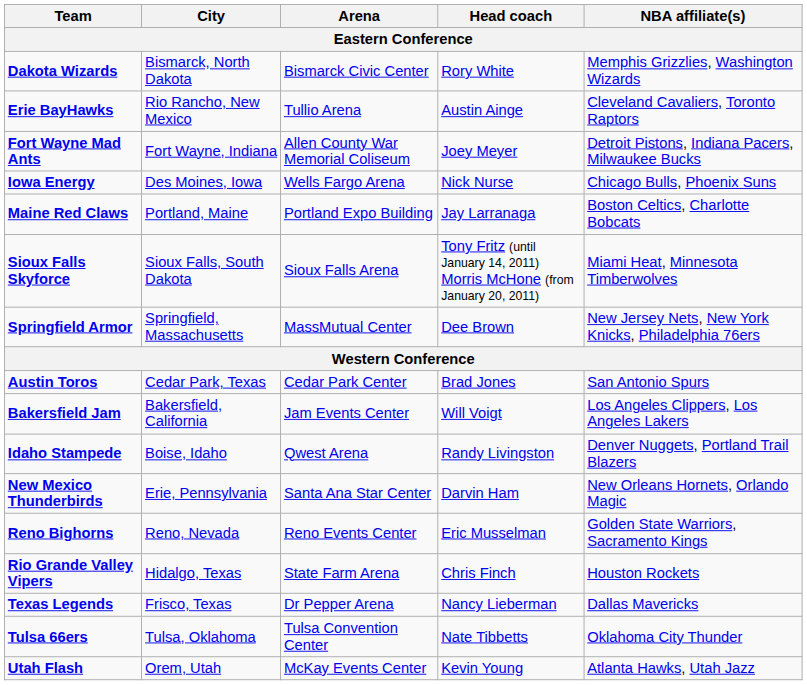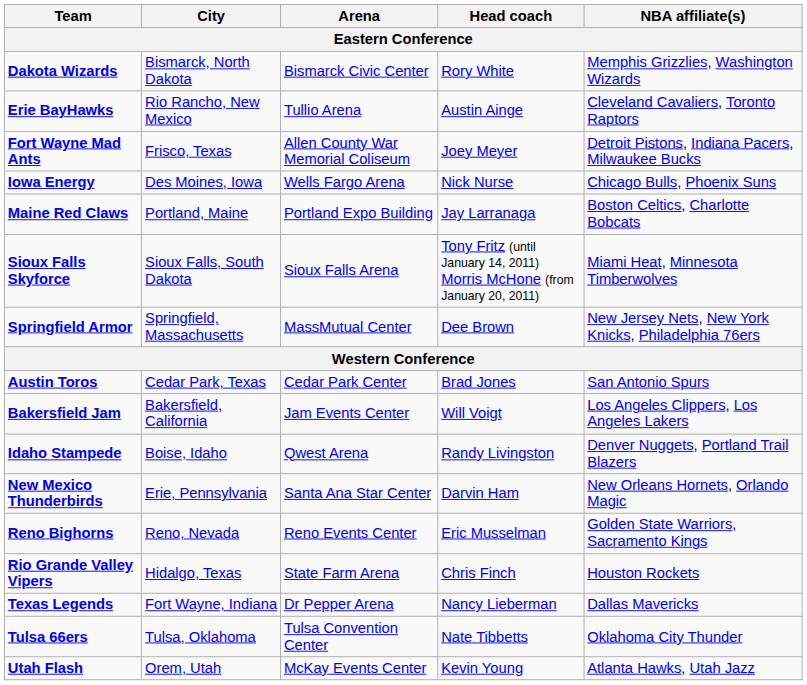(211, 150) Fort Wayne, Indiana -> (188, 150) Frisco, Texas
(188, 604) Frisco, Texas -> (211, 604) Fort Wayne, Indiana
